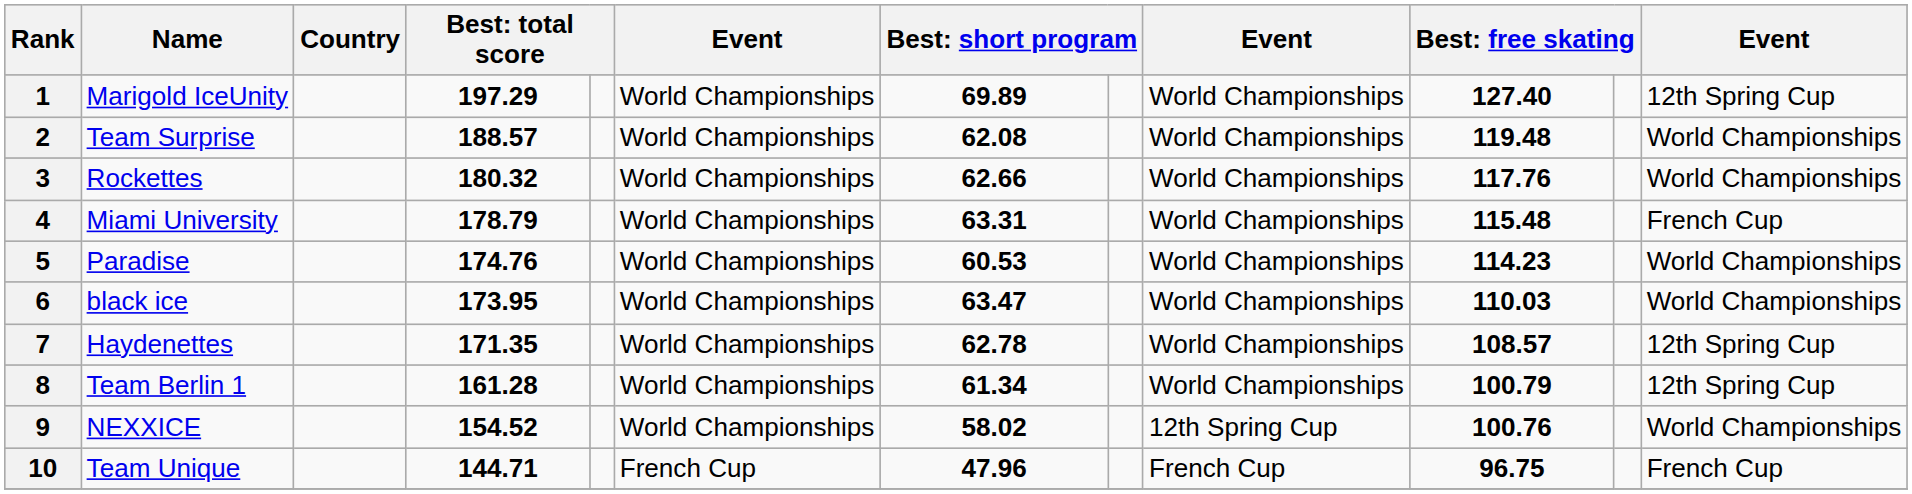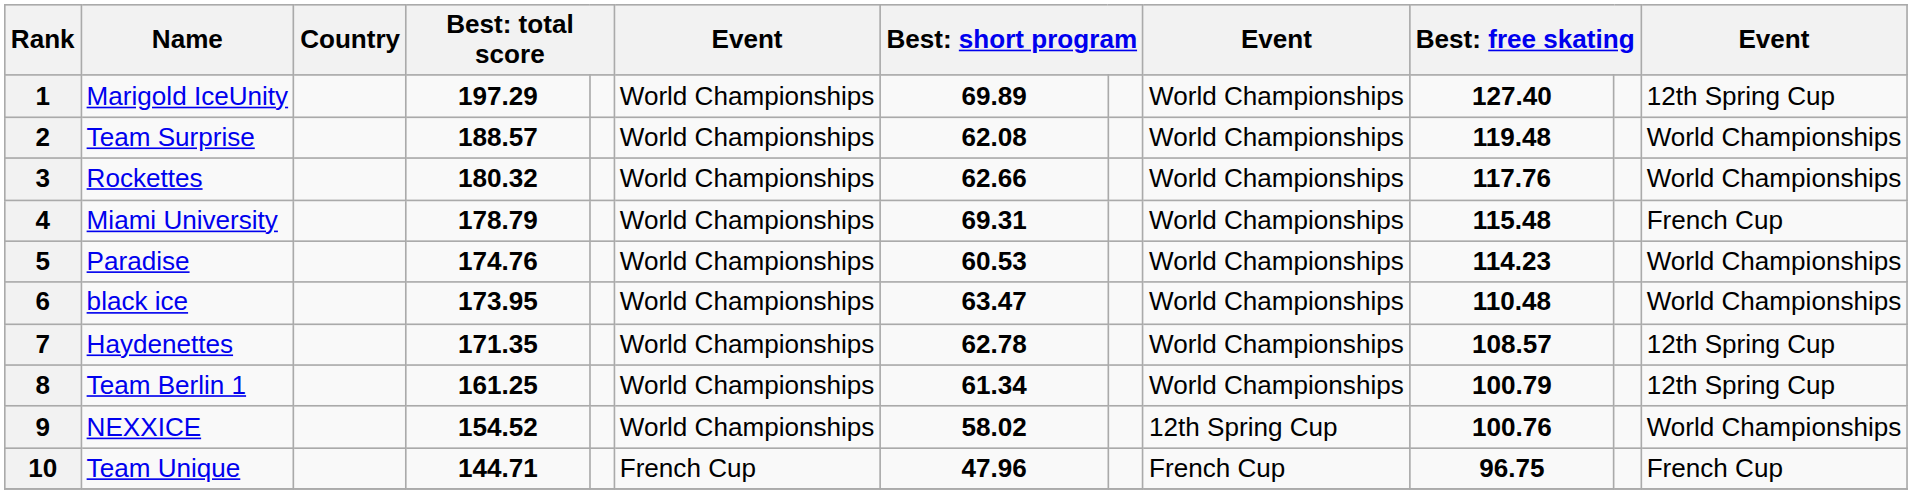(994, 219) 63.31 -> (994, 219) 69.31
(1512, 302) 110.03 -> (1512, 302) 110.48
(498, 385) 161.28 -> (498, 385) 161.25
